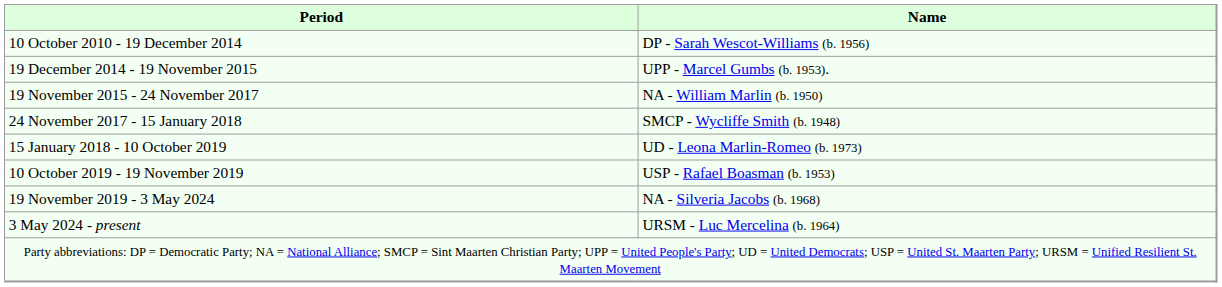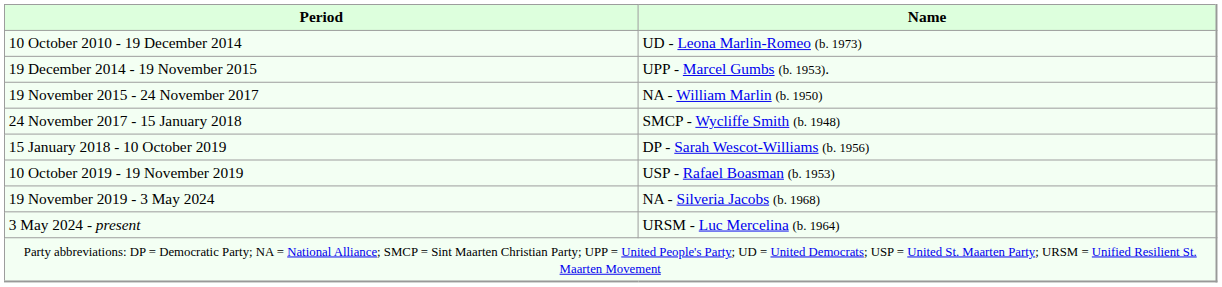(756, 43) DP - Sarah Wescot-Williams (b. 1956) -> (752, 43) UD - Leona Marlin-Romeo (b. 1973)
(752, 147) UD - Leona Marlin-Romeo (b. 1973) -> (756, 147) DP - Sarah Wescot-Williams (b. 1956)
